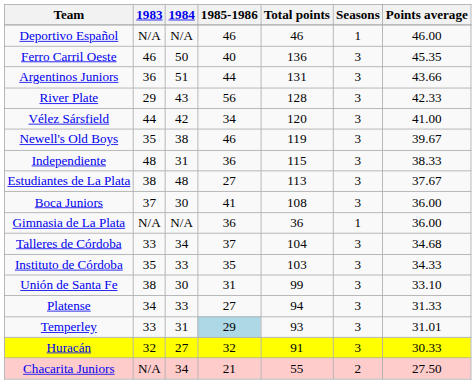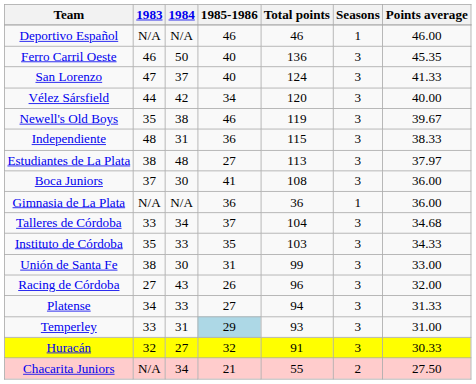- row: (69, 77)
- row: (69, 98)
+ row: (69, 77)
(427, 118) 41.00 -> (427, 98) 40.00
(427, 181) 37.67 -> (427, 160) 37.97
(427, 285) 33.10 -> (427, 264) 33.00
+ row: (69, 285)
(427, 327) 31.01 -> (427, 327) 31.00
